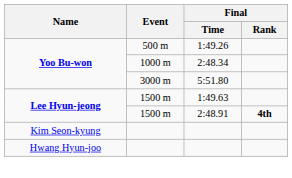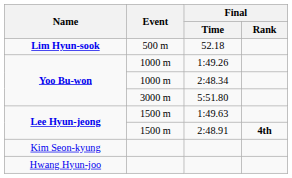+ row: (65, 47)
(155, 47) 500 m -> (155, 63) 1000 m
